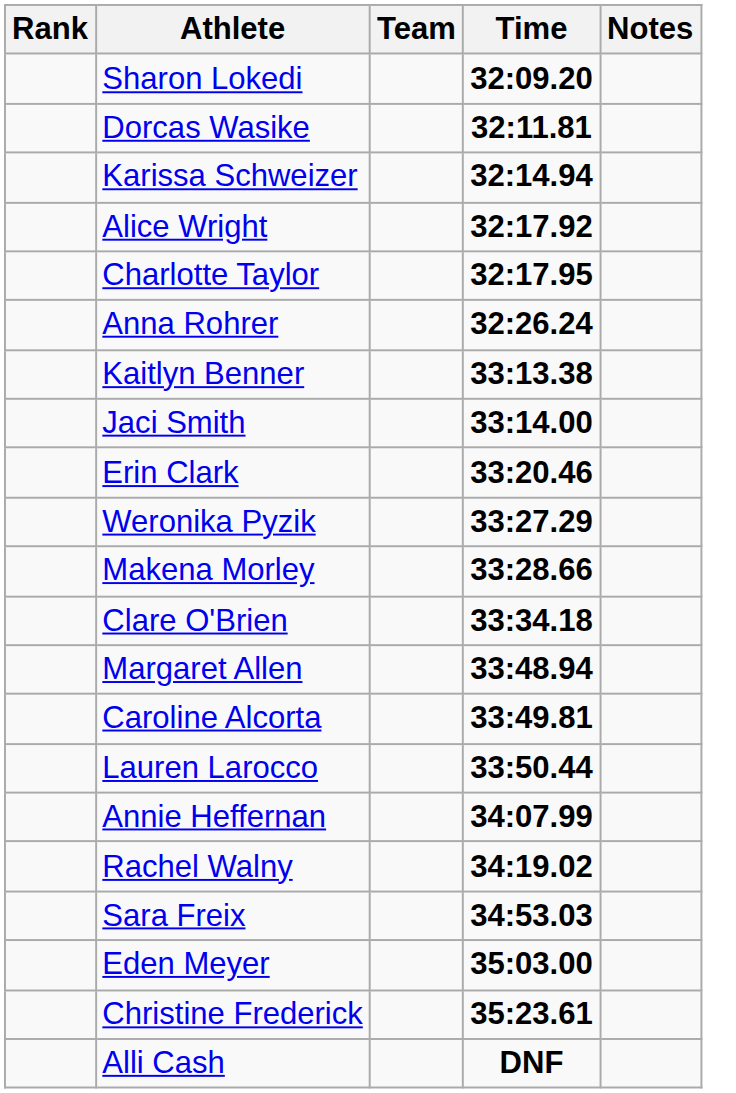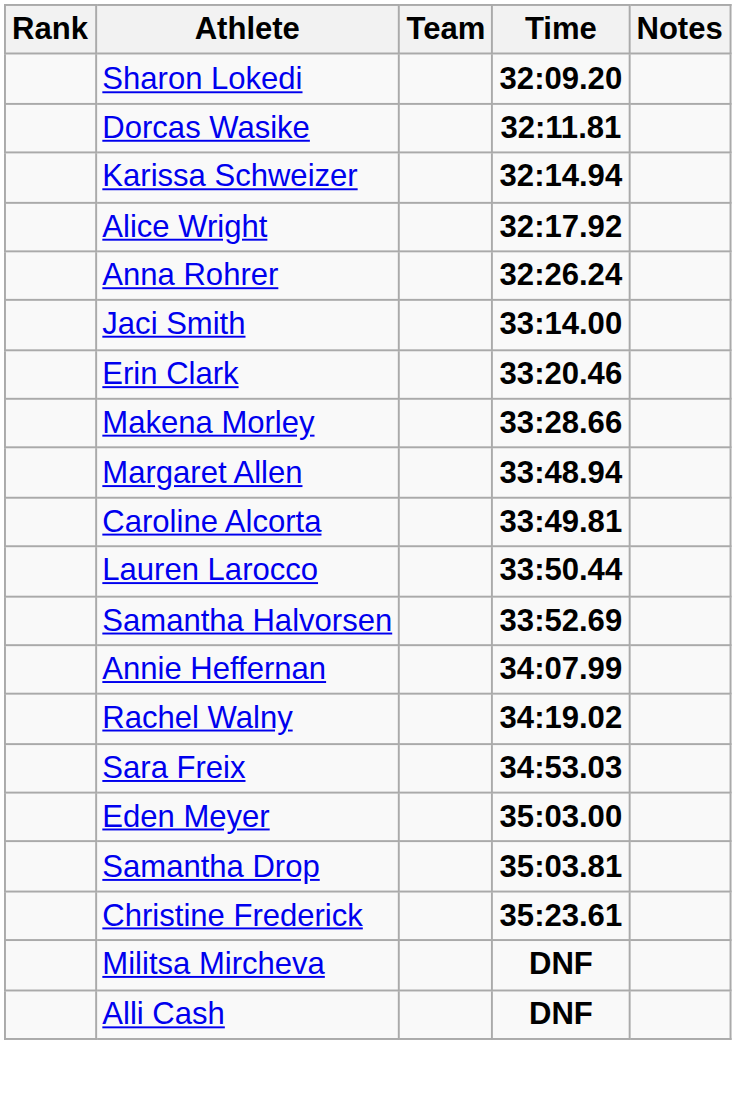- row: (211, 275)
- row: (203, 373)
- row: (209, 521)
- row: (195, 619)
+ row: (247, 619)
+ row: (211, 865)
+ row: (214, 964)
